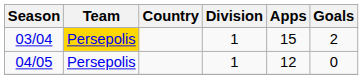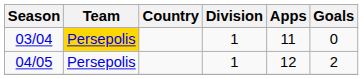(288, 39) 15 -> (288, 39) 11
(334, 39) 2 -> (334, 39) 0
(334, 62) 0 -> (334, 62) 2
